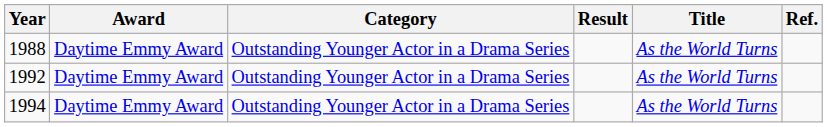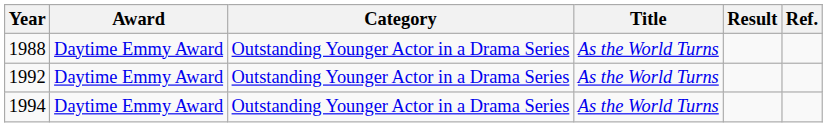columns swapped: (707, 19) <-> (603, 19)
